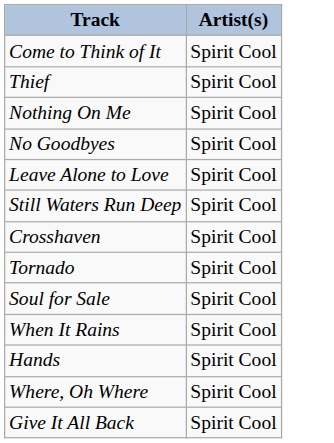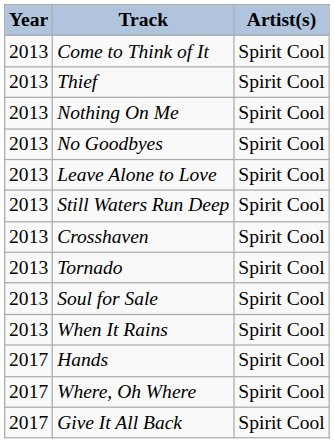+ column: (29, 19)
